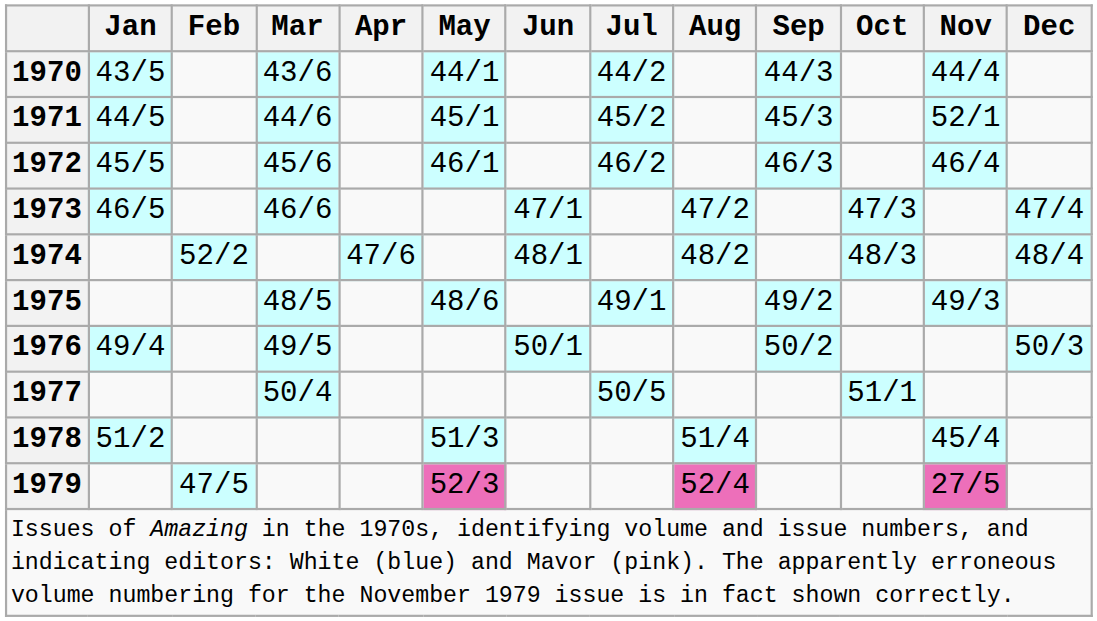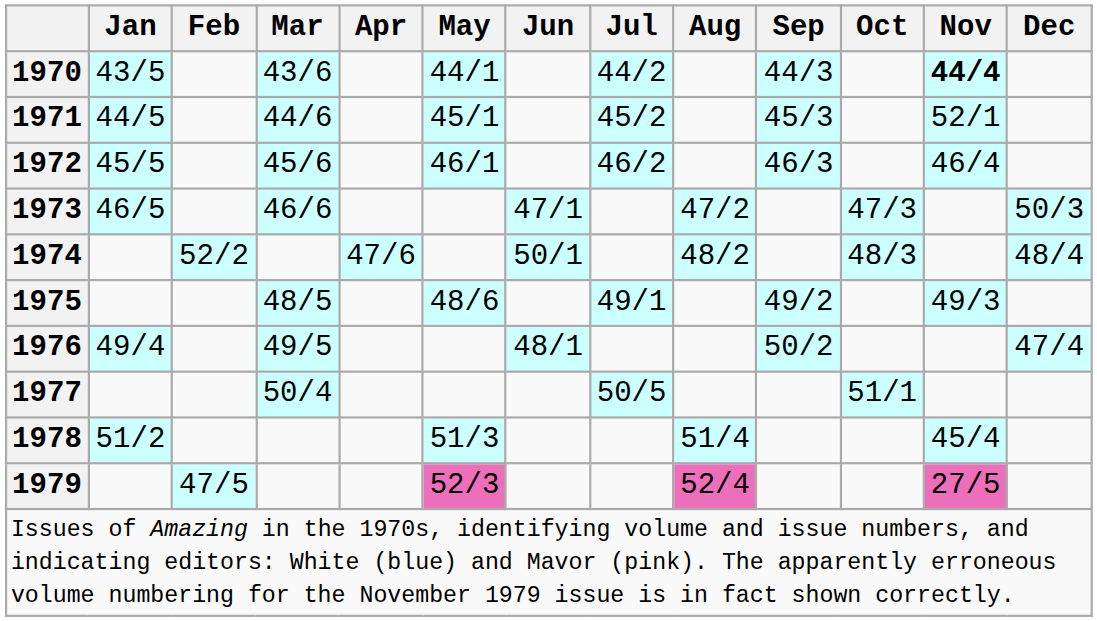(966, 73) normal -> (966, 73) bold
(1049, 210) 47/4 -> (1049, 210) 50/3
(548, 256) 48/1 -> (548, 256) 50/1
(548, 347) 50/1 -> (548, 347) 48/1
(1049, 347) 50/3 -> (1049, 347) 47/4
